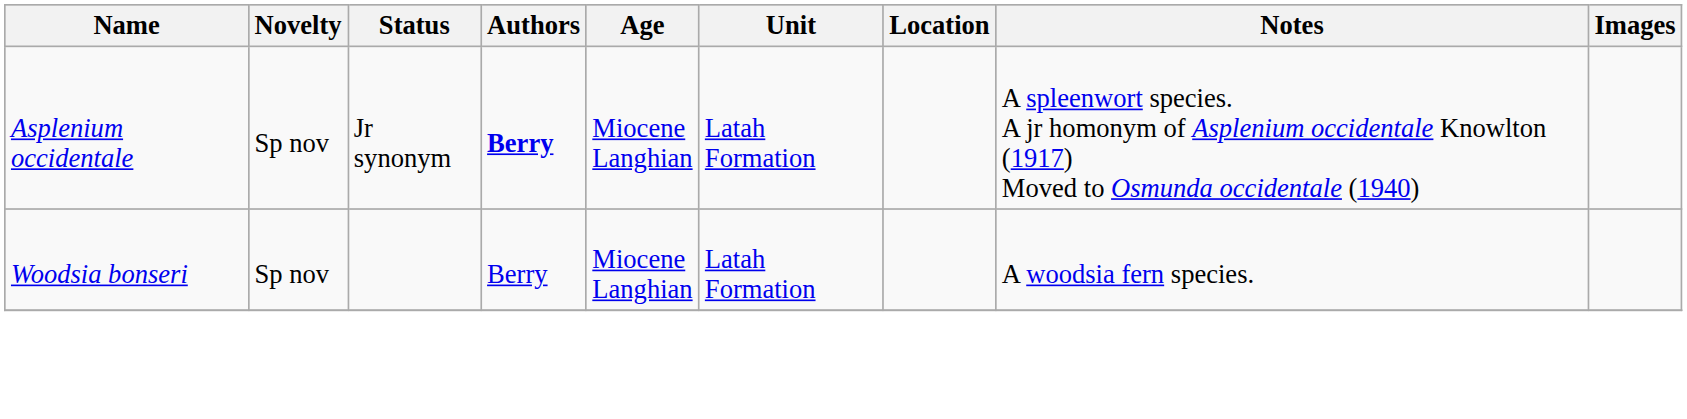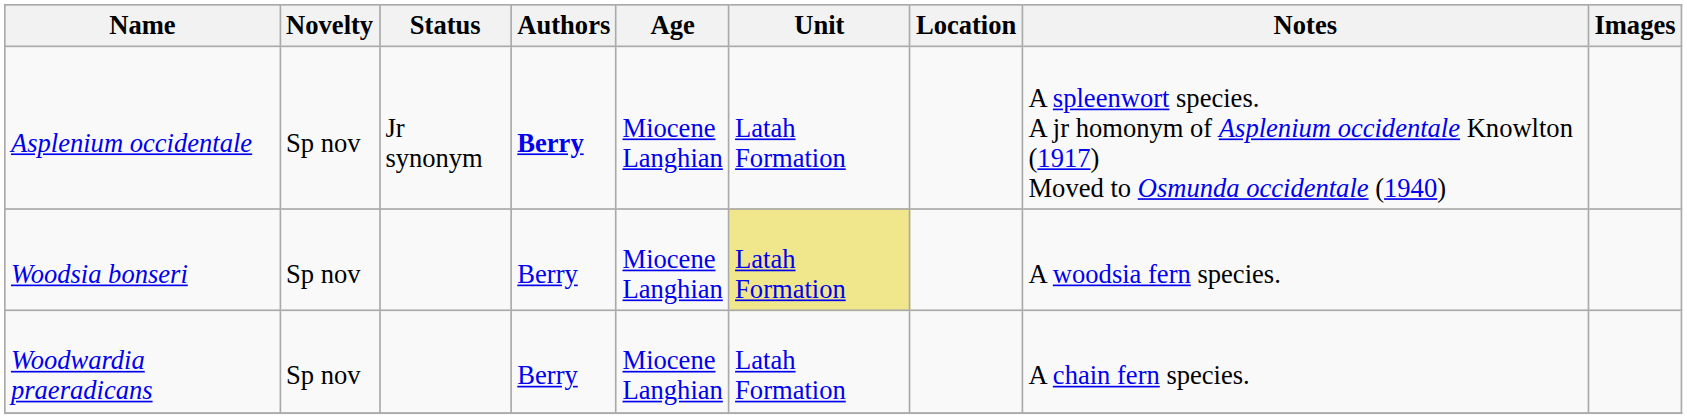(760, 274) no background -> (790, 274) khaki background
+ row: (82, 376)
